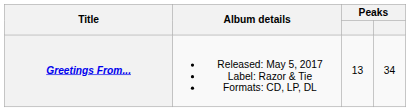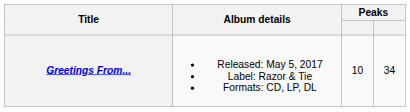(357, 70) 13 -> (357, 70) 10
